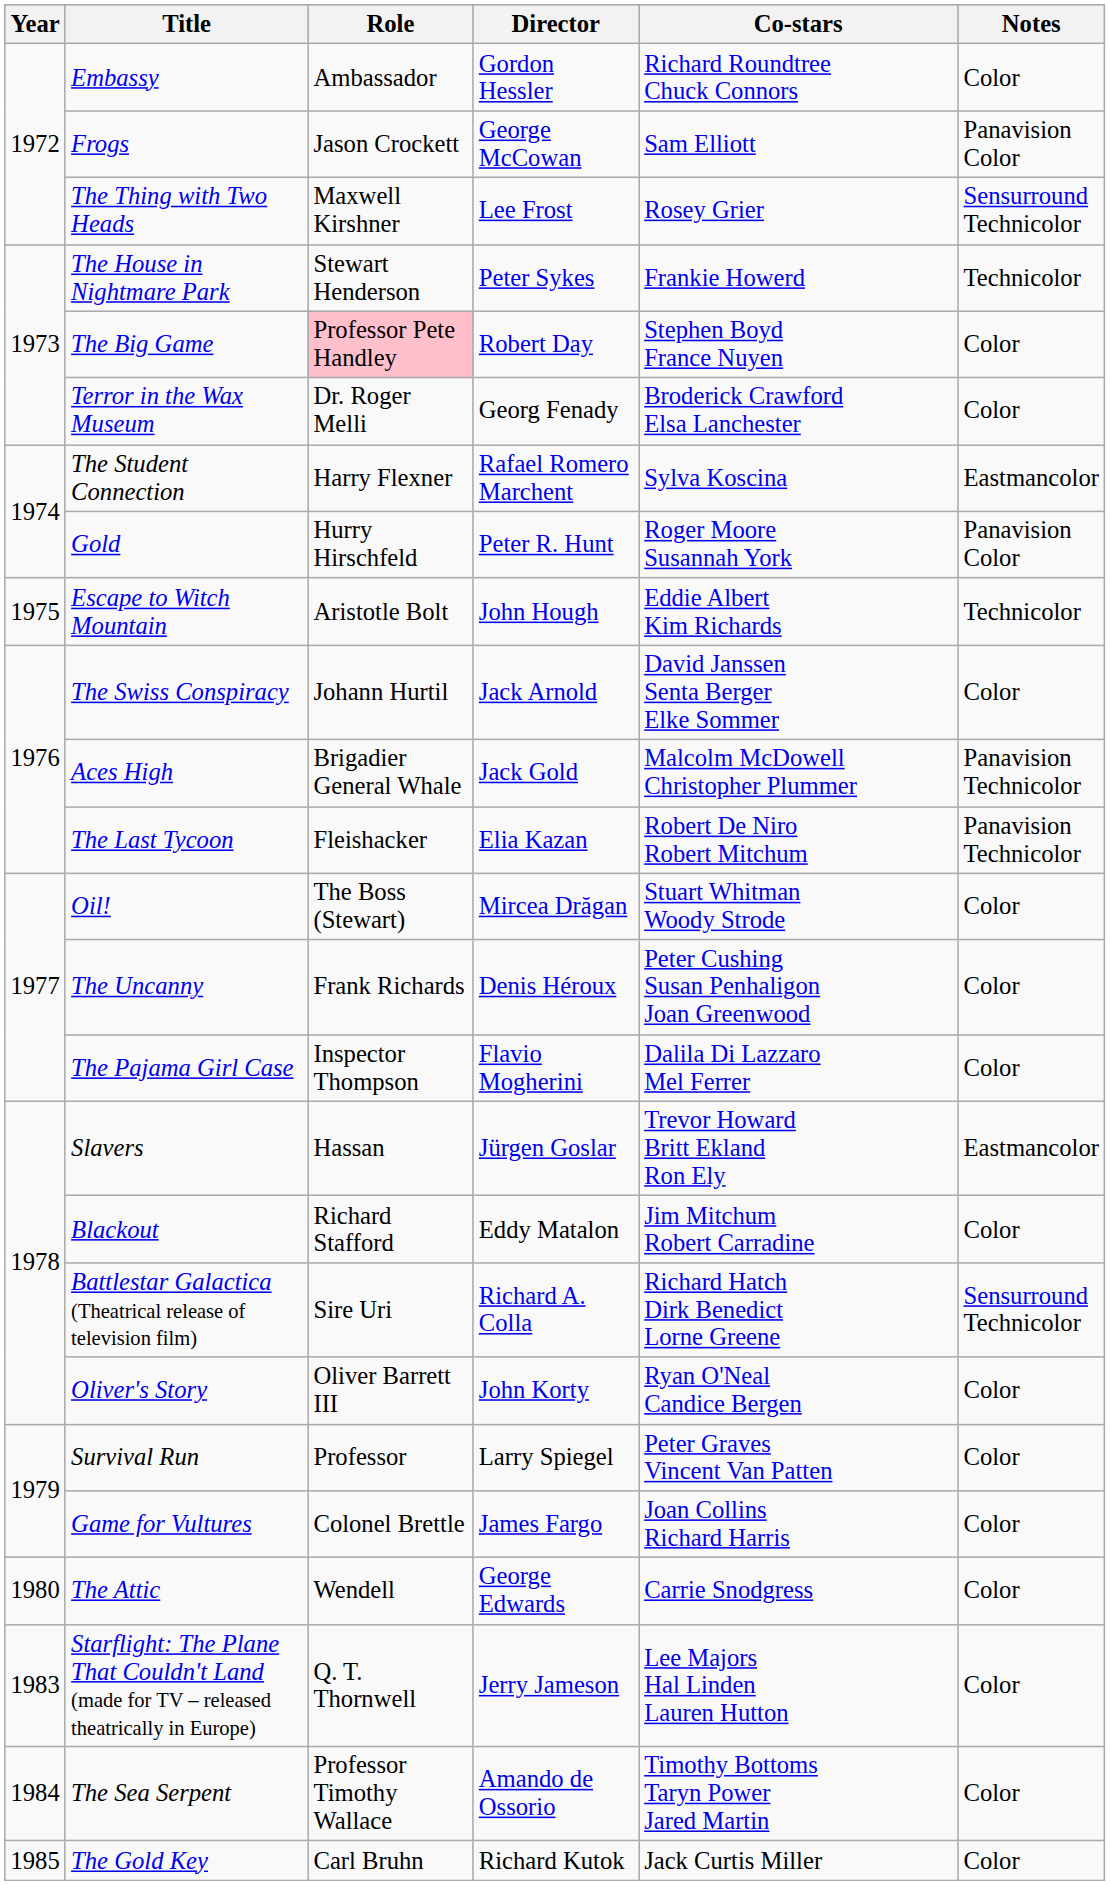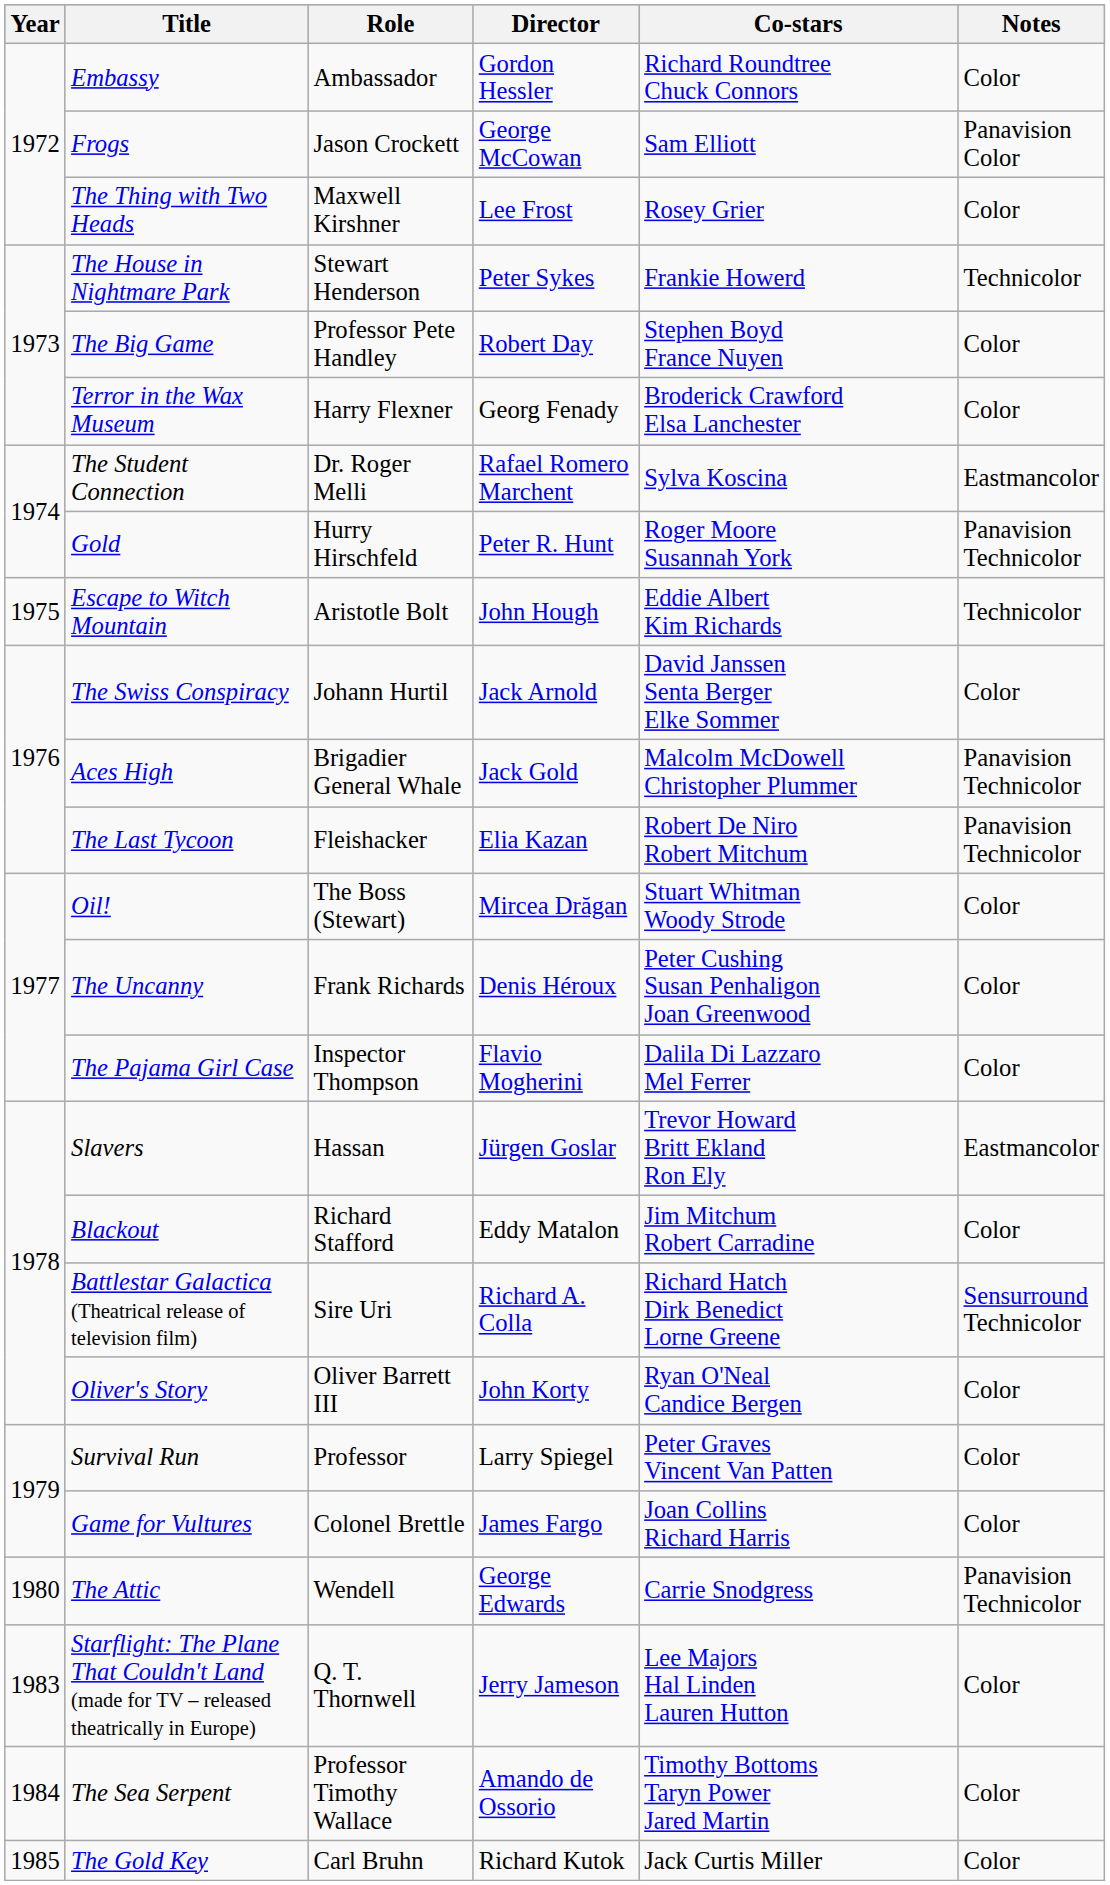(1026, 210) Sensurround Technicolor -> (992, 210) Color
(384, 344) pink background -> (384, 344) no background
(362, 410) Dr. Roger Melli -> (383, 410) Harry Flexner
(383, 477) Harry Flexner -> (362, 477) Dr. Roger Melli
(1018, 544) Panavision Color -> (1022, 544) Panavision Technicolor
(992, 1590) Color -> (1022, 1590) Panavision Technicolor
